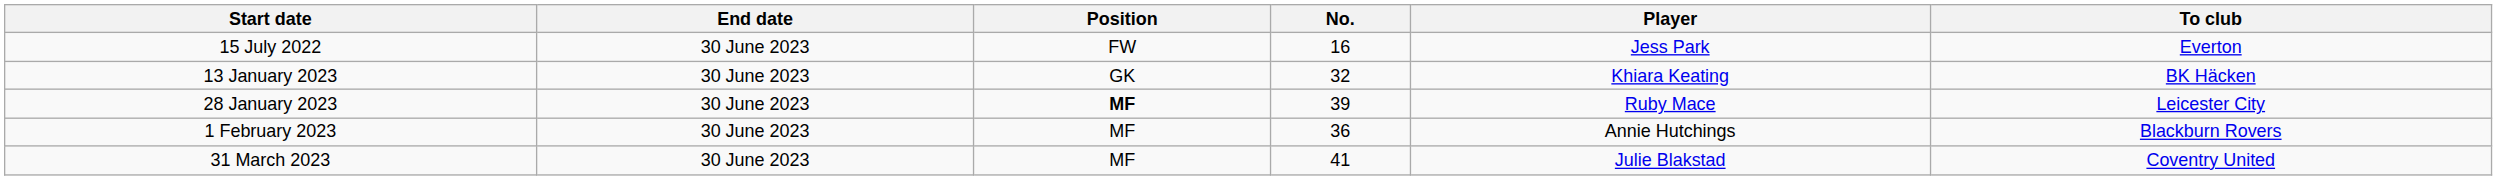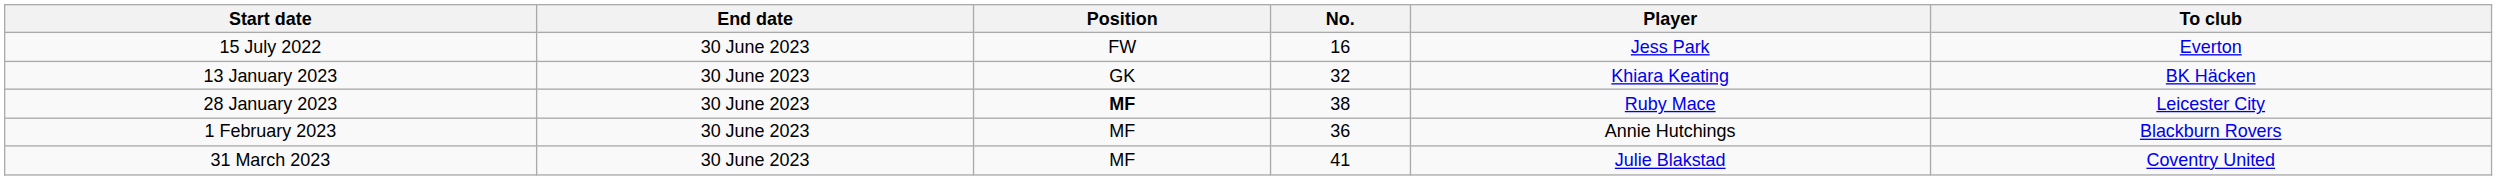(1340, 103) 39 -> (1340, 103) 38
